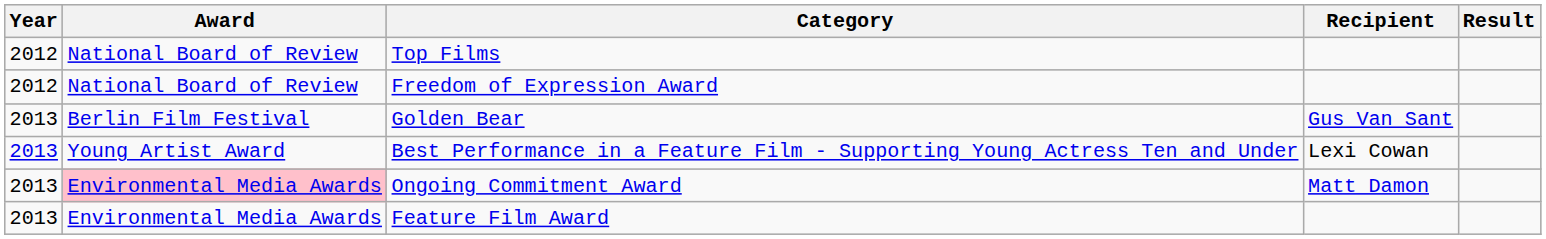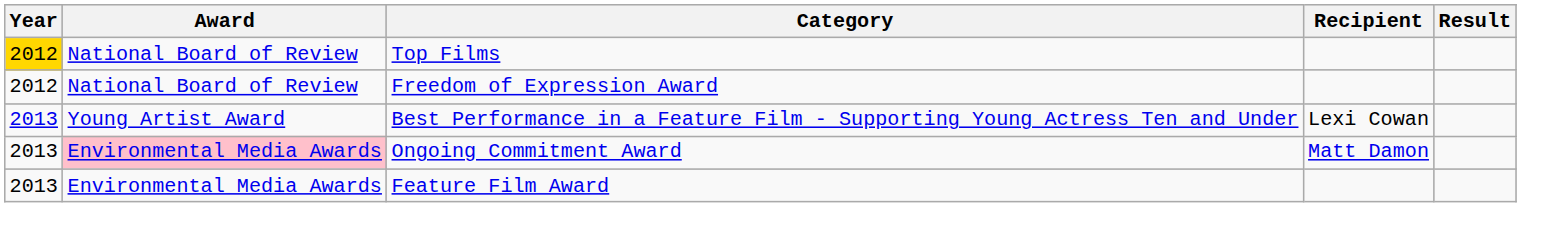(34, 54) no background -> (34, 54) gold background
- row: (458, 120)
